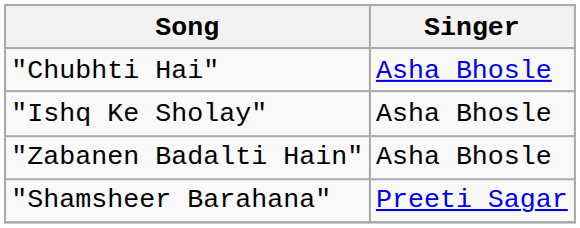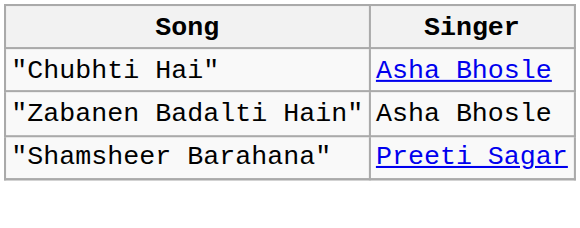- row: (139, 114)
